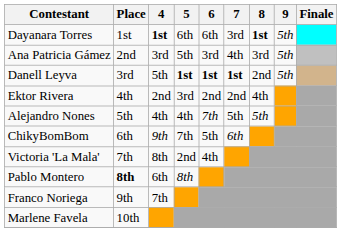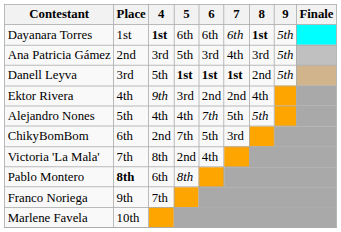(235, 34) 3rd -> (235, 34) 6th
(161, 95) 2nd -> (160, 95) 9th
(160, 136) 9th -> (161, 136) 2nd
(235, 136) 6th -> (235, 136) 3rd
